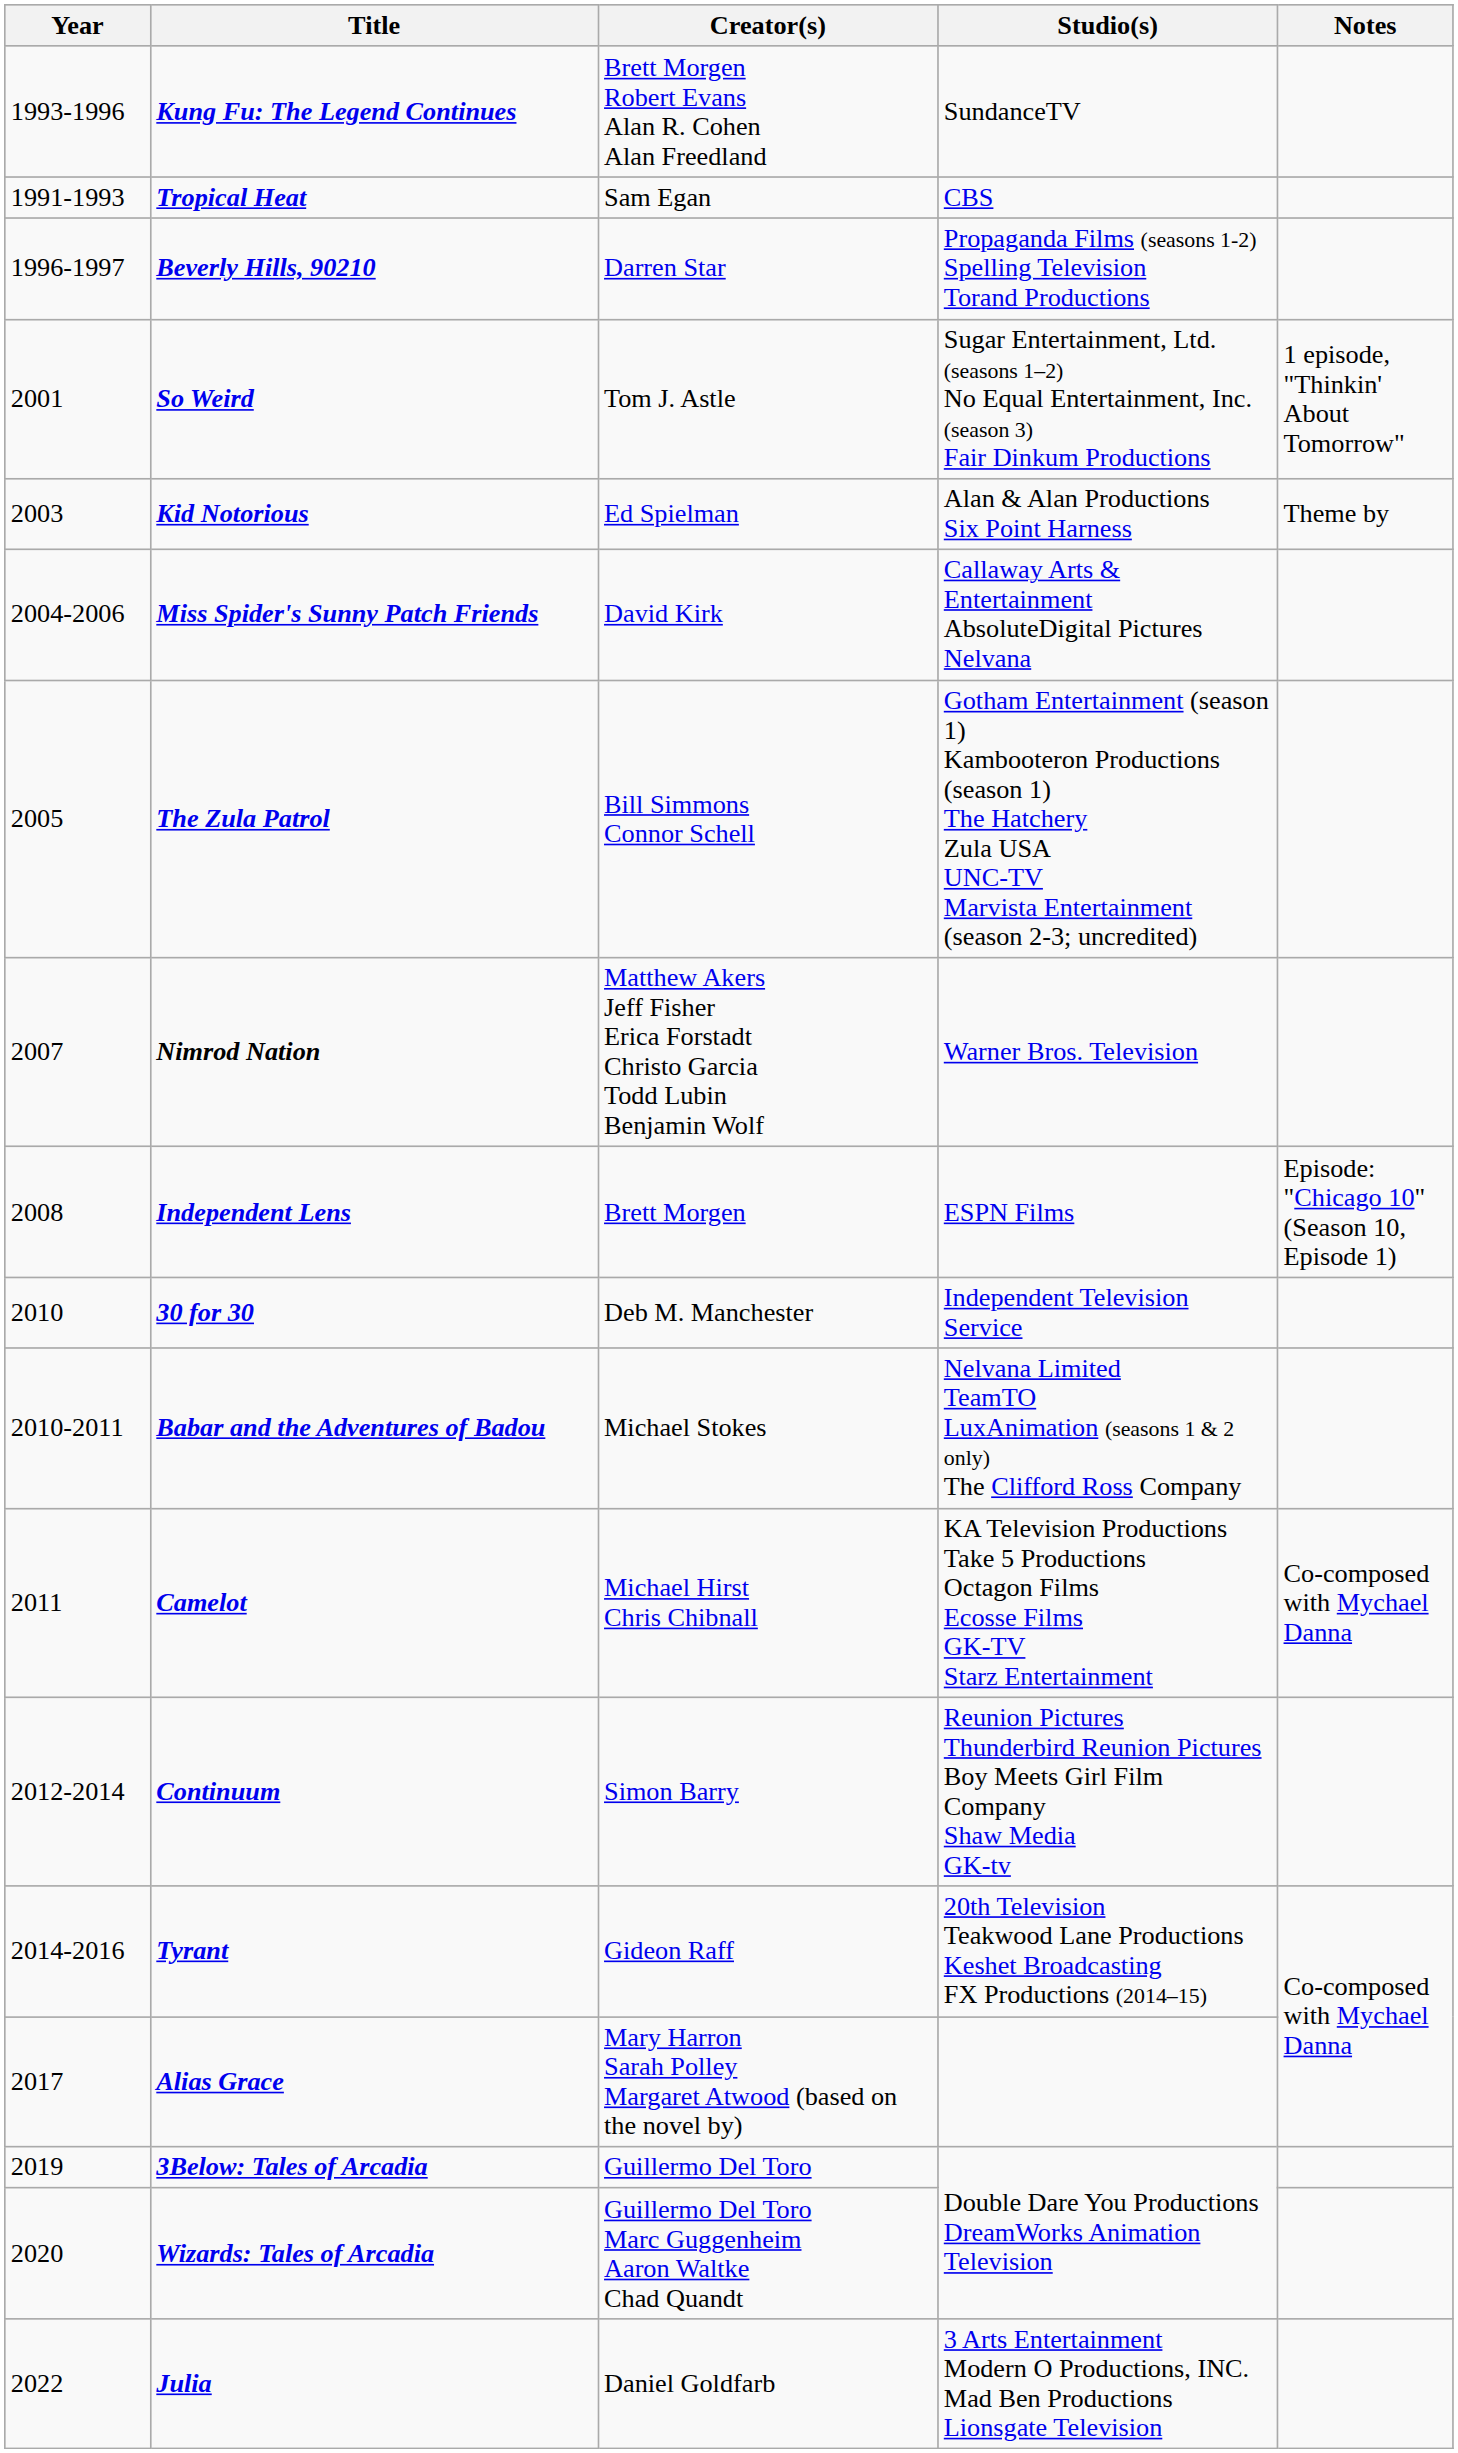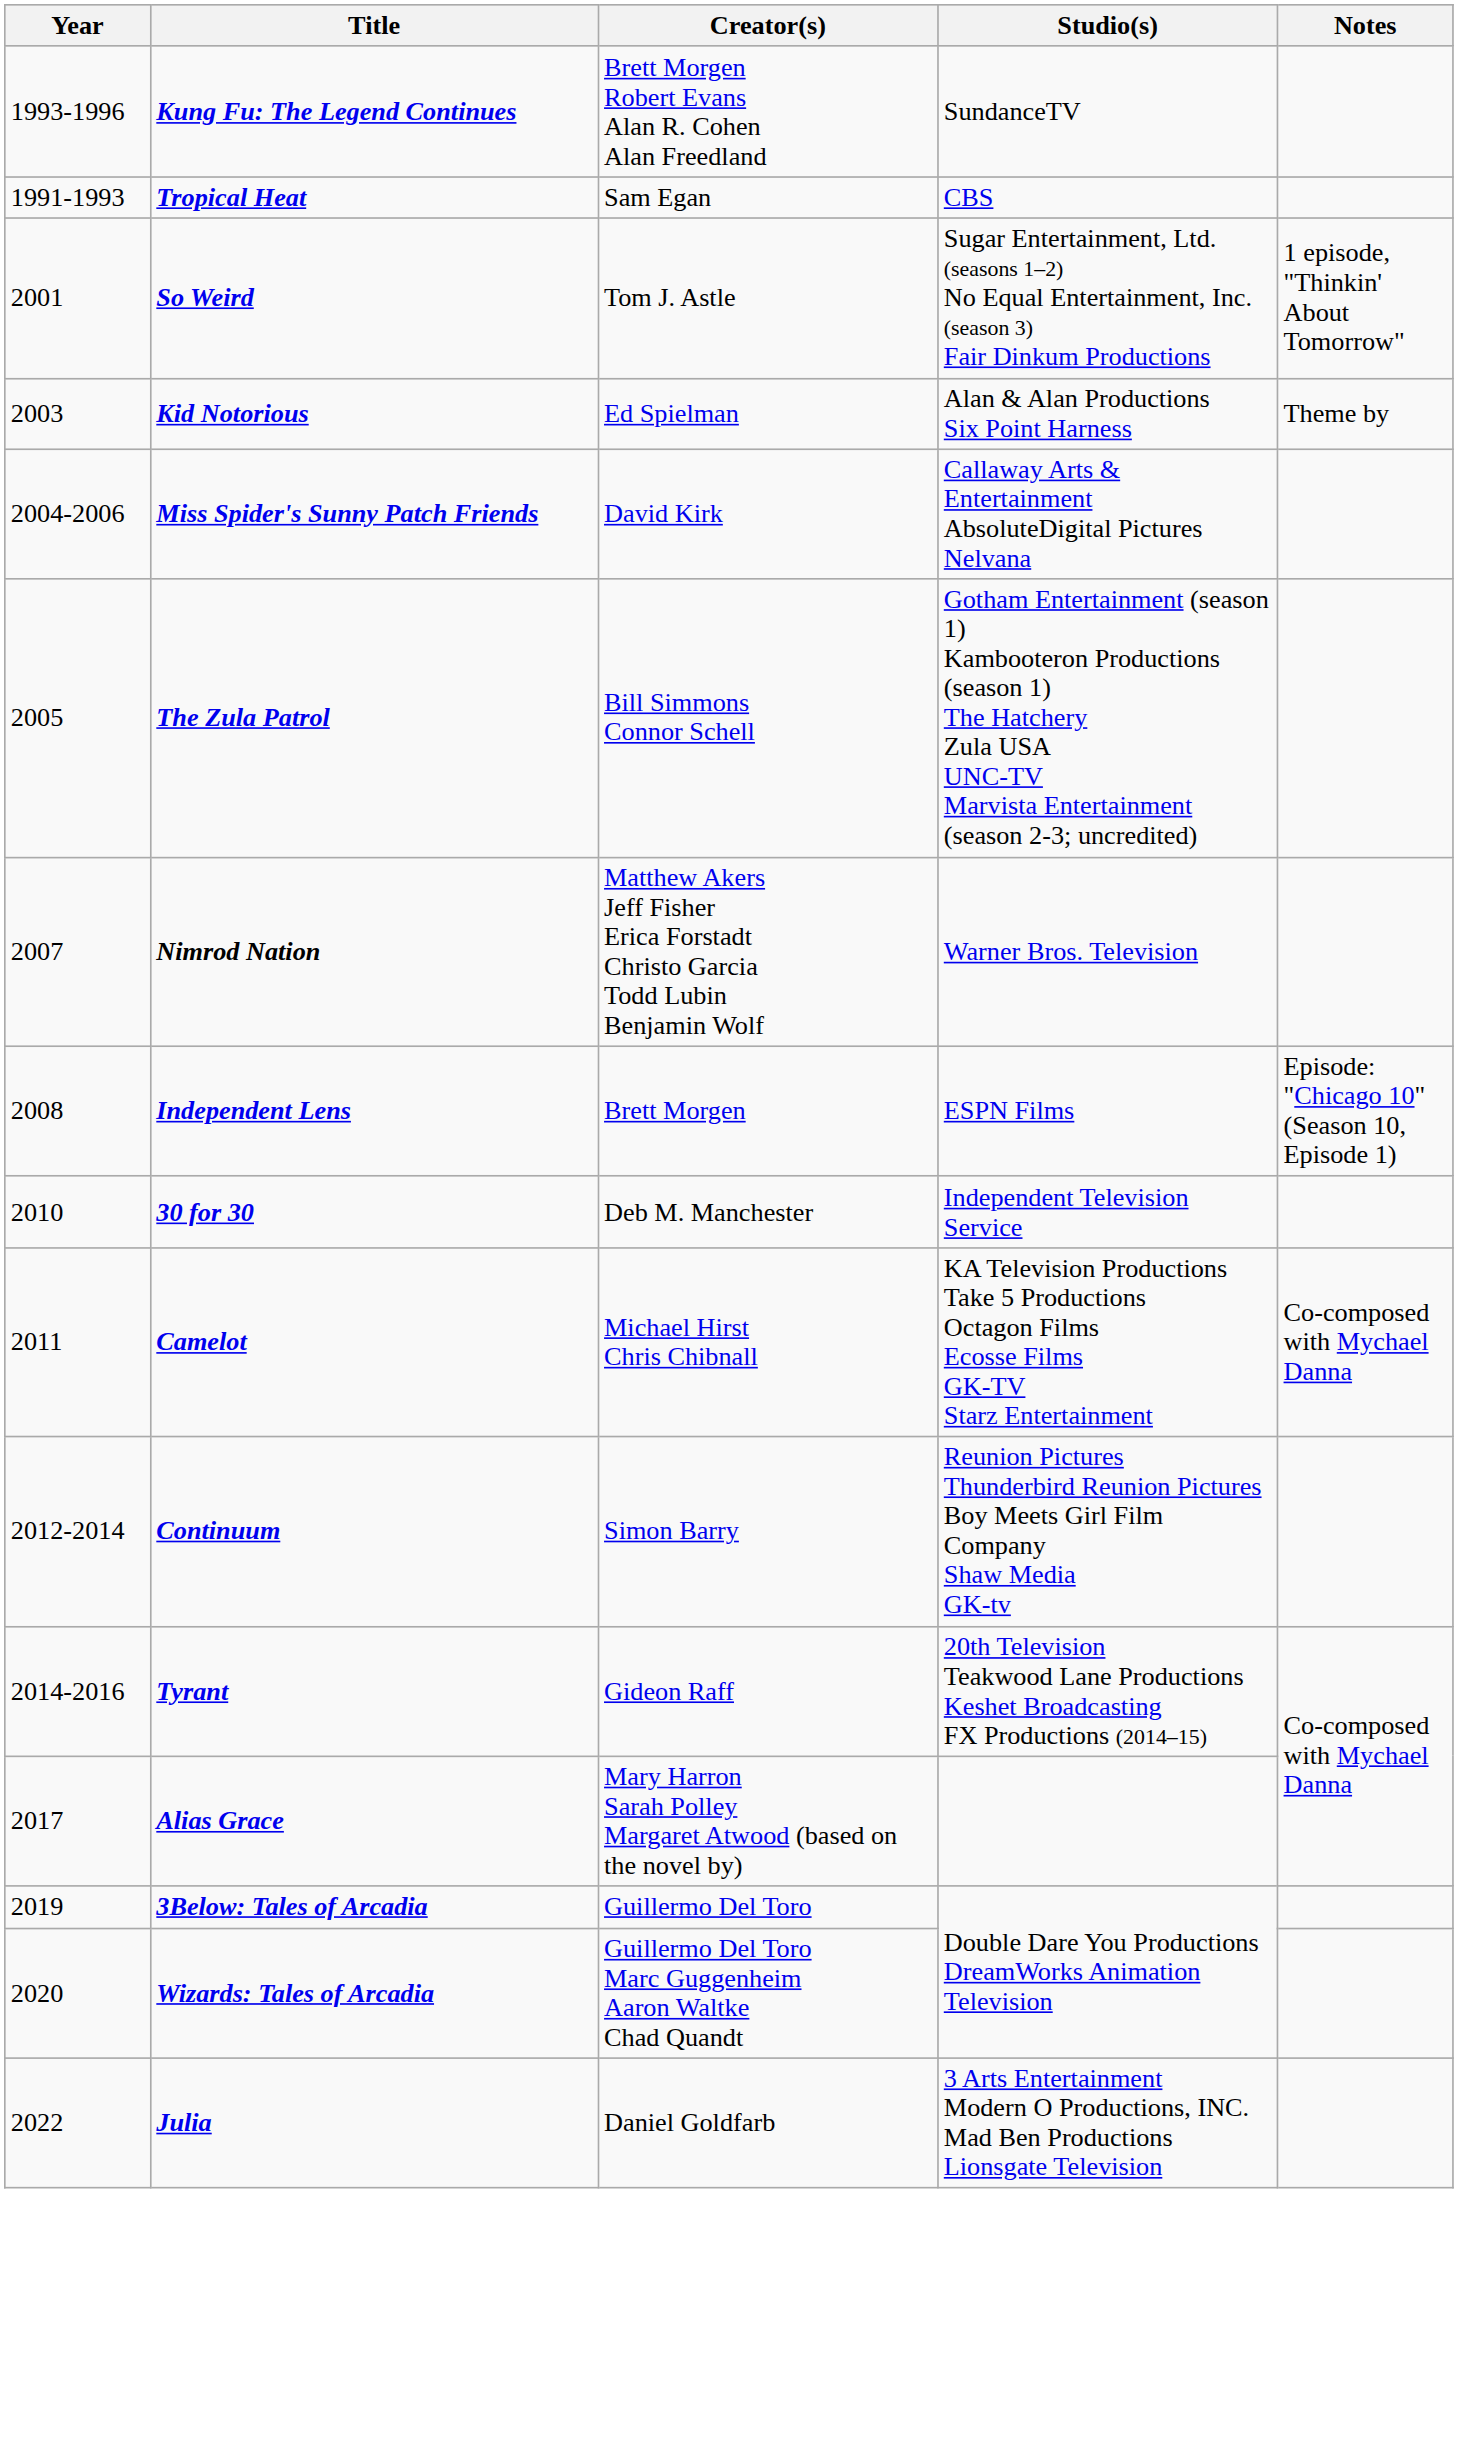- row: (266, 268)
- row: (351, 1427)
